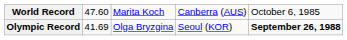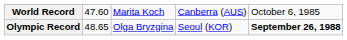(97, 27) 41.69 -> (97, 27) 48.65
